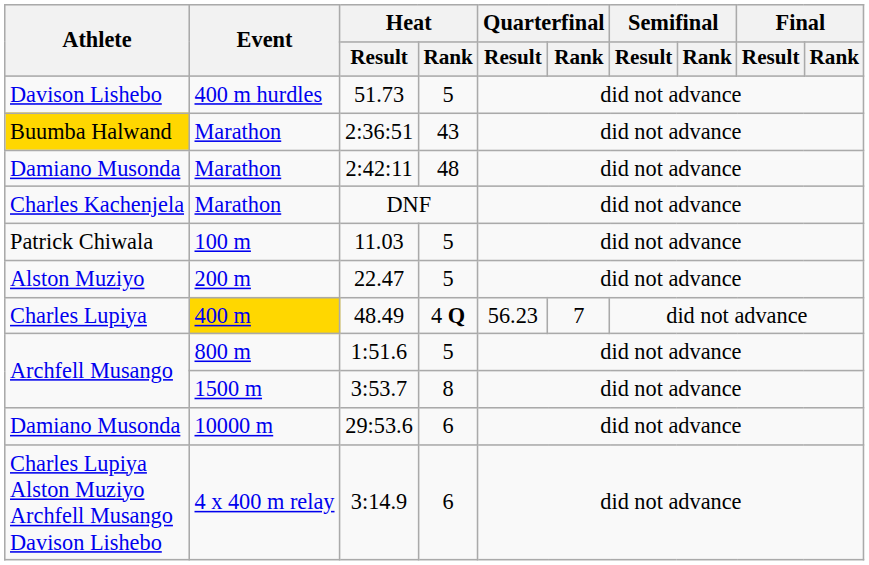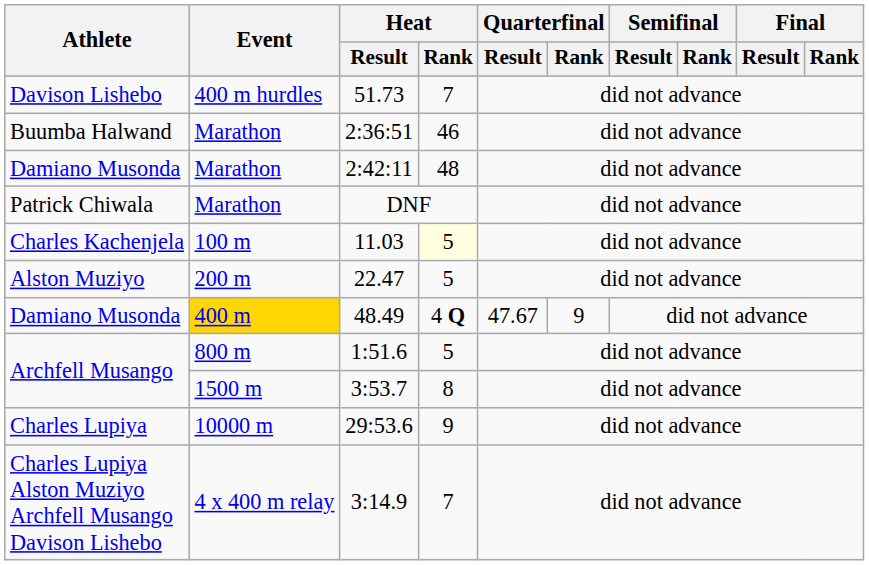(448, 94) 5 -> (448, 94) 7
(91, 131) gold background -> (91, 131) no background
(448, 131) 43 -> (448, 131) 46
(97, 205) Charles Kachenjela -> (82, 205) Patrick Chiwala
(82, 242) Patrick Chiwala -> (97, 242) Charles Kachenjela
(448, 242) no background -> (448, 242) lightyellow background
(78, 315) Charles Lupiya -> (95, 315) Damiano Musonda
(513, 315) 56.23 -> (513, 315) 47.67
(579, 315) 7 -> (579, 315) 9
(95, 426) Damiano Musonda -> (78, 426) Charles Lupiya
(448, 426) 6 -> (448, 426) 9
(448, 502) 6 -> (448, 502) 7
